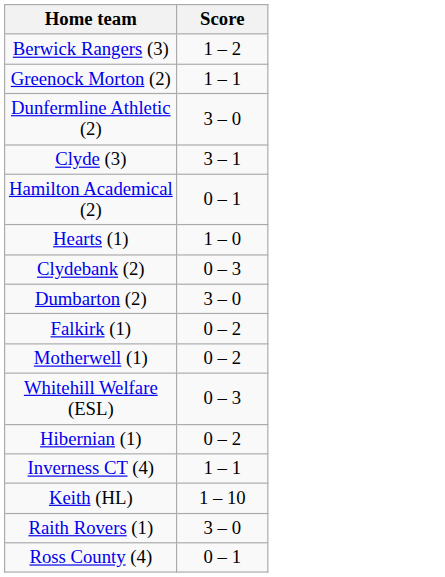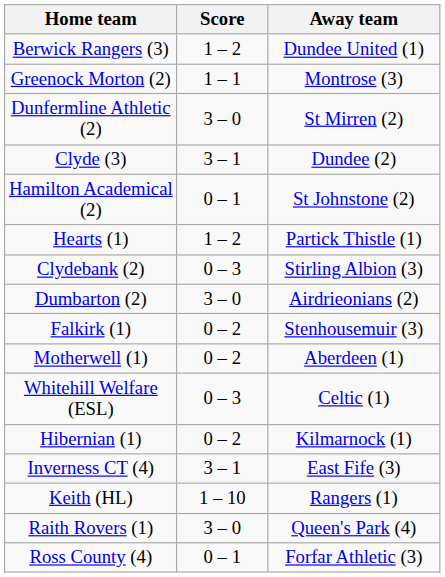+ column: (354, 19)
(222, 239) 1 – 0 -> (222, 239) 1 – 2
(222, 468) 1 – 1 -> (222, 468) 3 – 1
